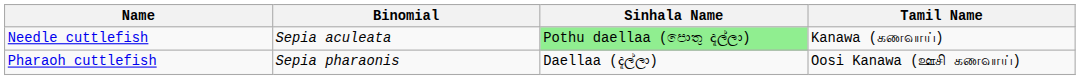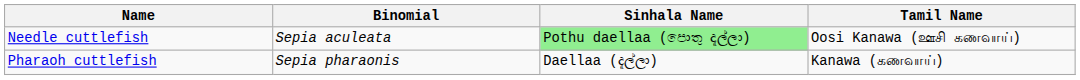(877, 38) Kanawa (கணவாய்) -> (916, 38) Oosi Kanawa (ஊசி கணவாய்)
(916, 62) Oosi Kanawa (ஊசி கணவாய்) -> (877, 62) Kanawa (கணவாய்)
